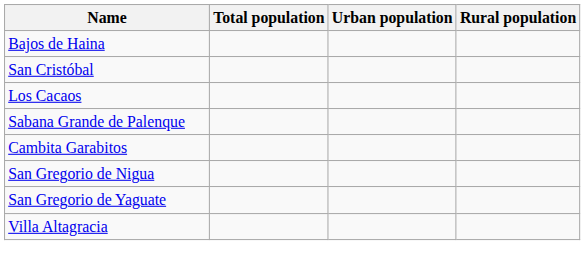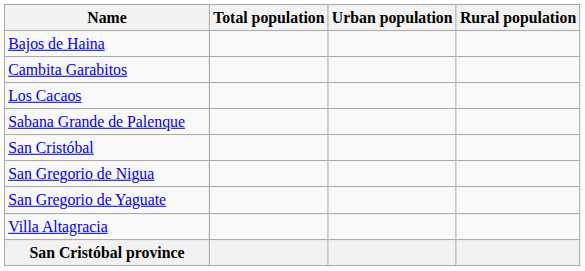rows swapped: (68, 148) <-> (51, 69)
+ row: (107, 252)
